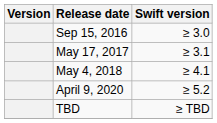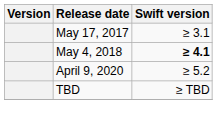- row: (92, 33)
(196, 71) normal -> (196, 52) bold
